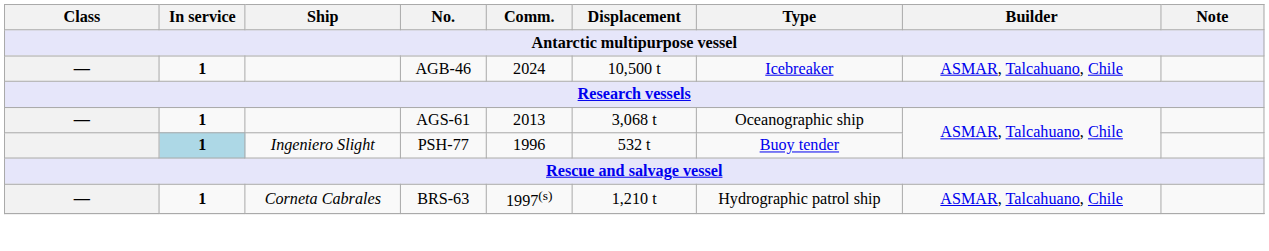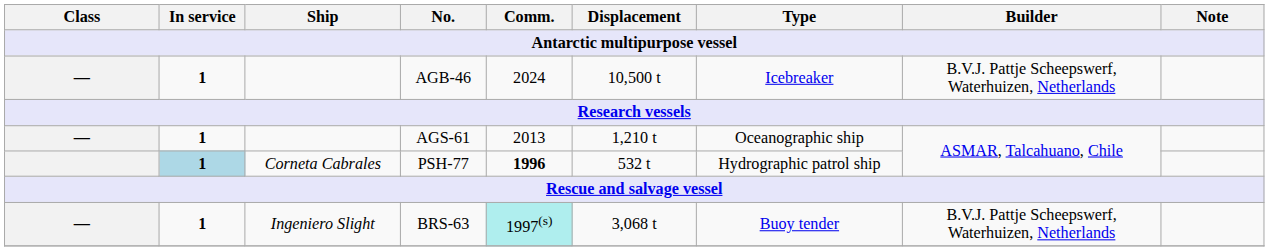(1032, 68) ASMAR, Talcahuano, Chile -> (1032, 77) B.V.J. Pattje Scheepswerf, Waterhuizen, Netherlands
(634, 119) 3,068 t -> (634, 138) 1,210 t
(323, 145) Ingeniero Slight -> (323, 163) Corneta Cabrales
(529, 145) normal -> (529, 163) bold
(799, 145) Buoy tender -> (799, 163) Hydrographic patrol ship
(323, 198) Corneta Cabrales -> (323, 223) Ingeniero Slight
(529, 198) no background -> (529, 223) paleturquoise background
(634, 198) 1,210 t -> (634, 223) 3,068 t
(799, 198) Hydrographic patrol ship -> (799, 223) Buoy tender
(1032, 198) ASMAR, Talcahuano, Chile -> (1032, 223) B.V.J. Pattje Scheepswerf, Waterhuizen, Netherlands
